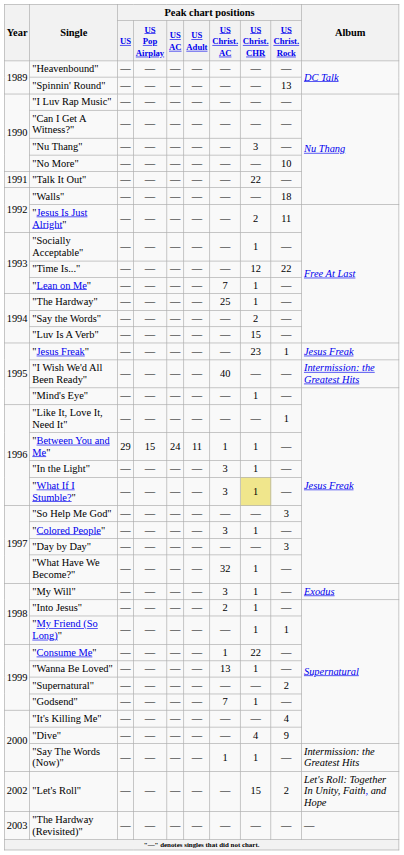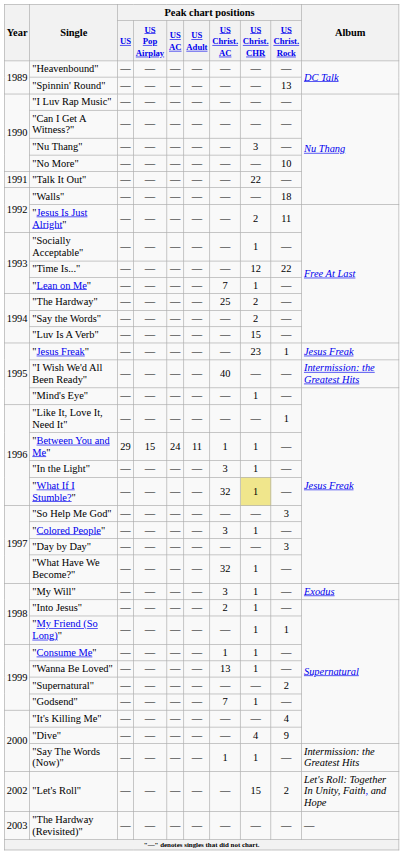(256, 302) 1 -> (256, 302) 2
(225, 491) 3 -> (225, 491) 32
(256, 652) 22 -> (256, 652) 1
